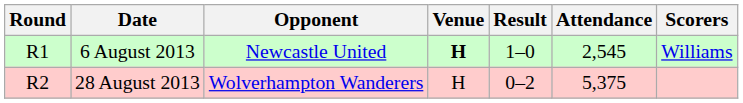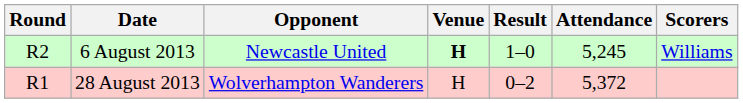(38, 51) R1 -> (38, 51) R2
(604, 51) 2,545 -> (604, 51) 5,245
(38, 82) R2 -> (38, 82) R1
(604, 82) 5,375 -> (604, 82) 5,372
